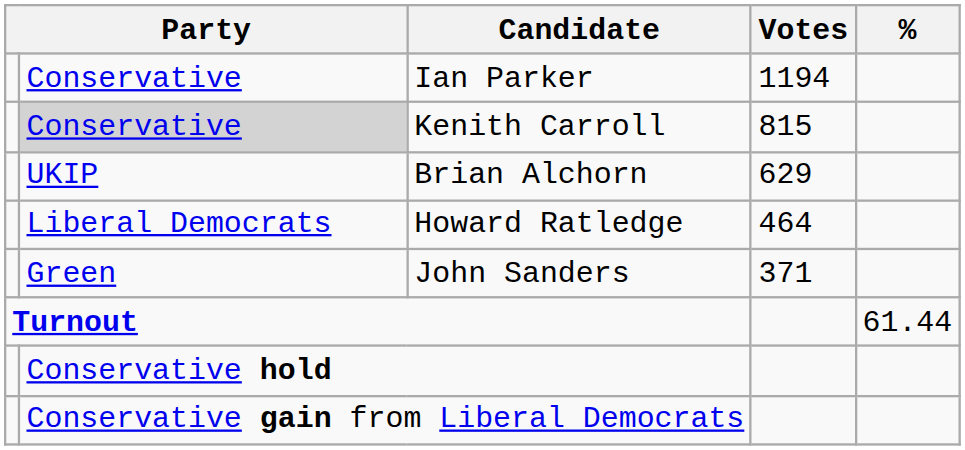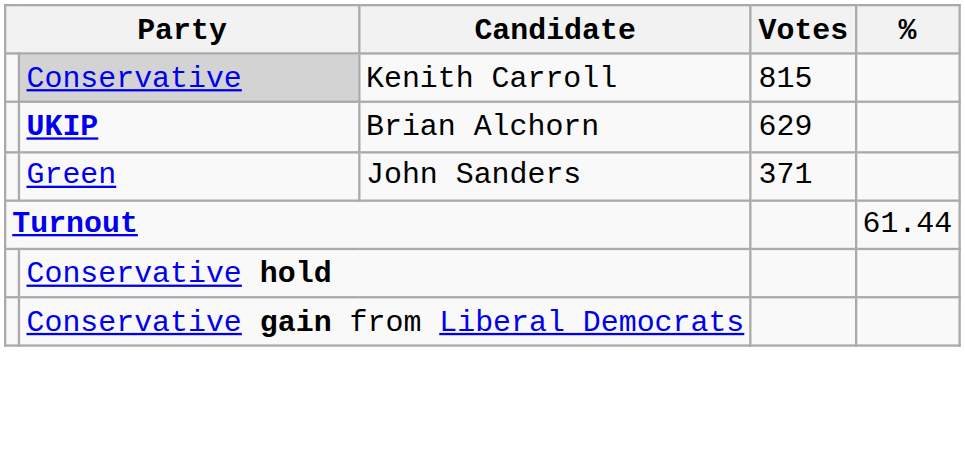- row: (504, 78)
(62, 176) normal -> (62, 127) bold
- row: (549, 224)
